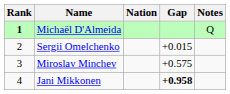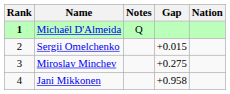columns swapped: (142, 13) <-> (210, 13)
(177, 64) +0.575 -> (172, 64) +0.275
(177, 81) bold -> (172, 81) normal
